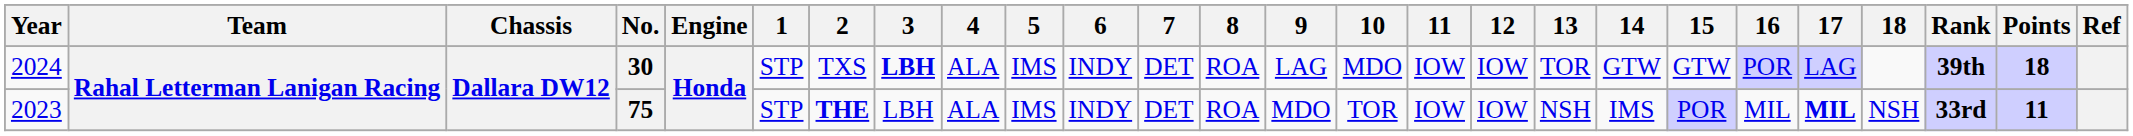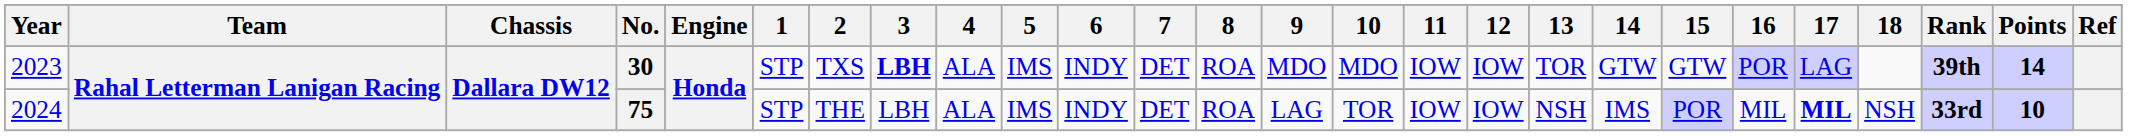(36, 67) 2024 -> (36, 67) 2023
(1301, 67) LAG -> (1297, 67) MDO
(2037, 67) 18 -> (2032, 67) 14
(36, 108) 2023 -> (36, 108) 2024
(842, 108) bold -> (840, 108) normal
(1301, 108) MDO -> (1297, 108) LAG
(2037, 108) 11 -> (2032, 108) 10
